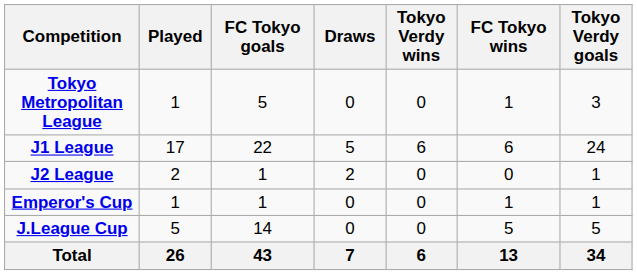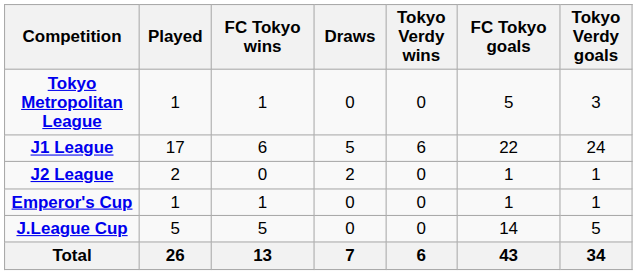columns swapped: (509, 37) <-> (263, 37)
